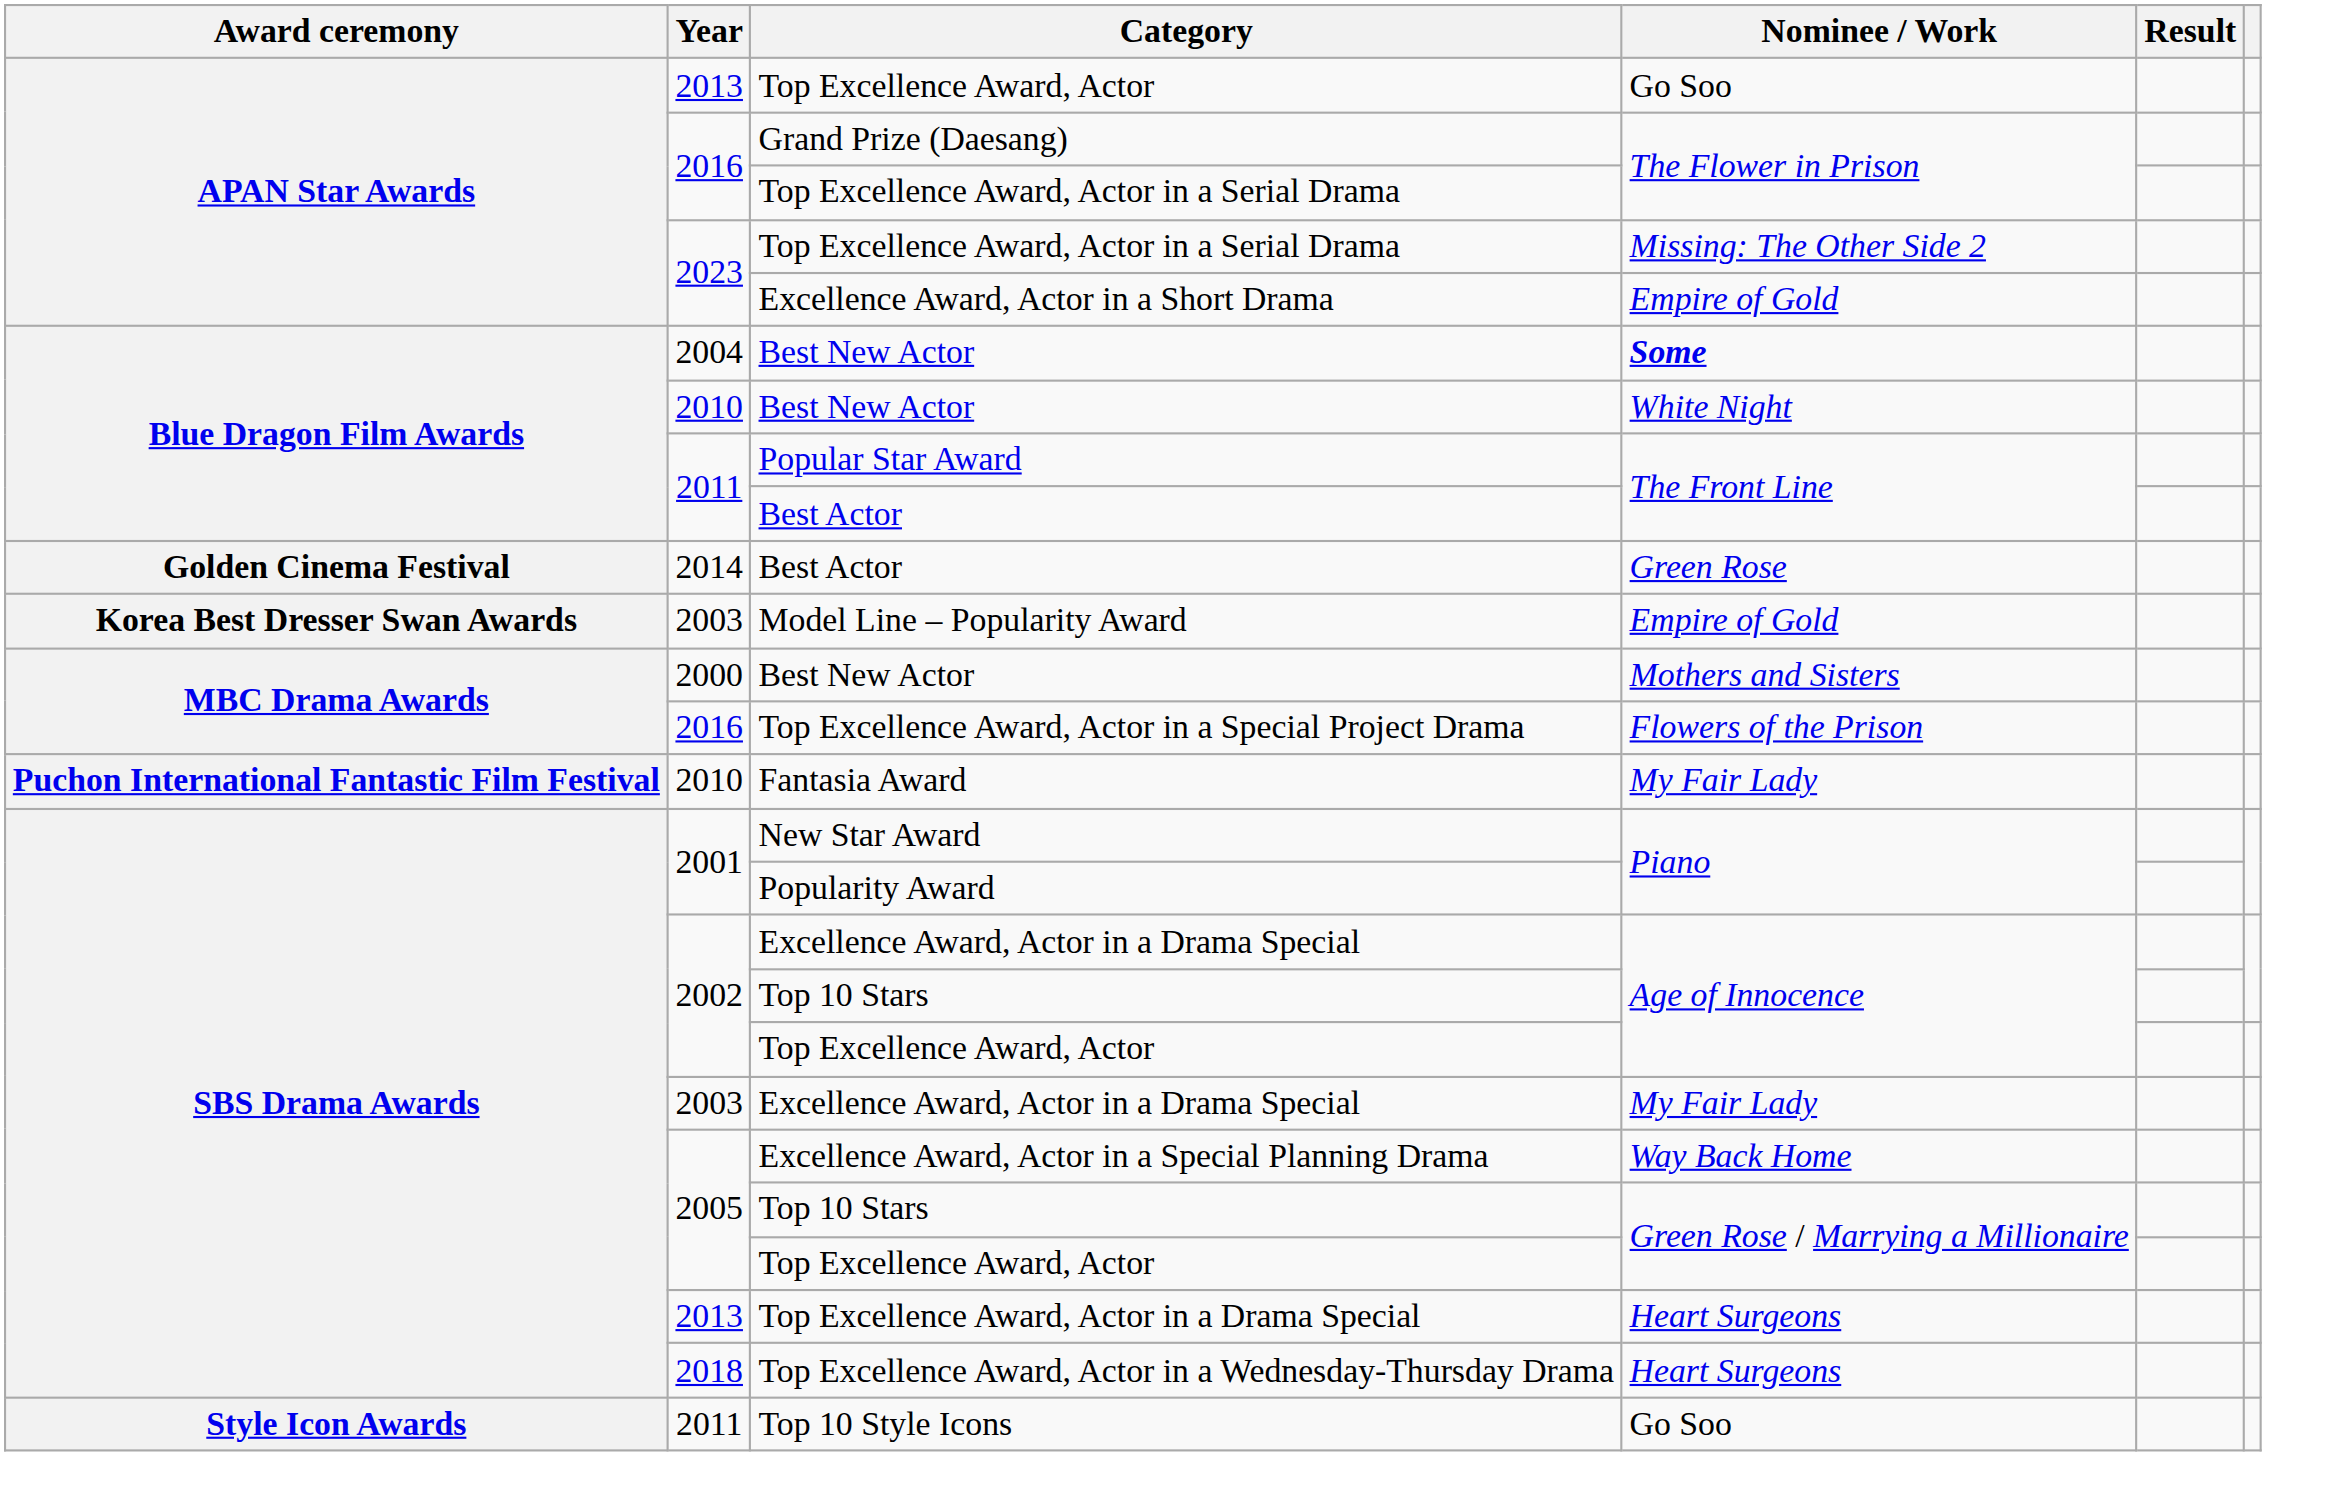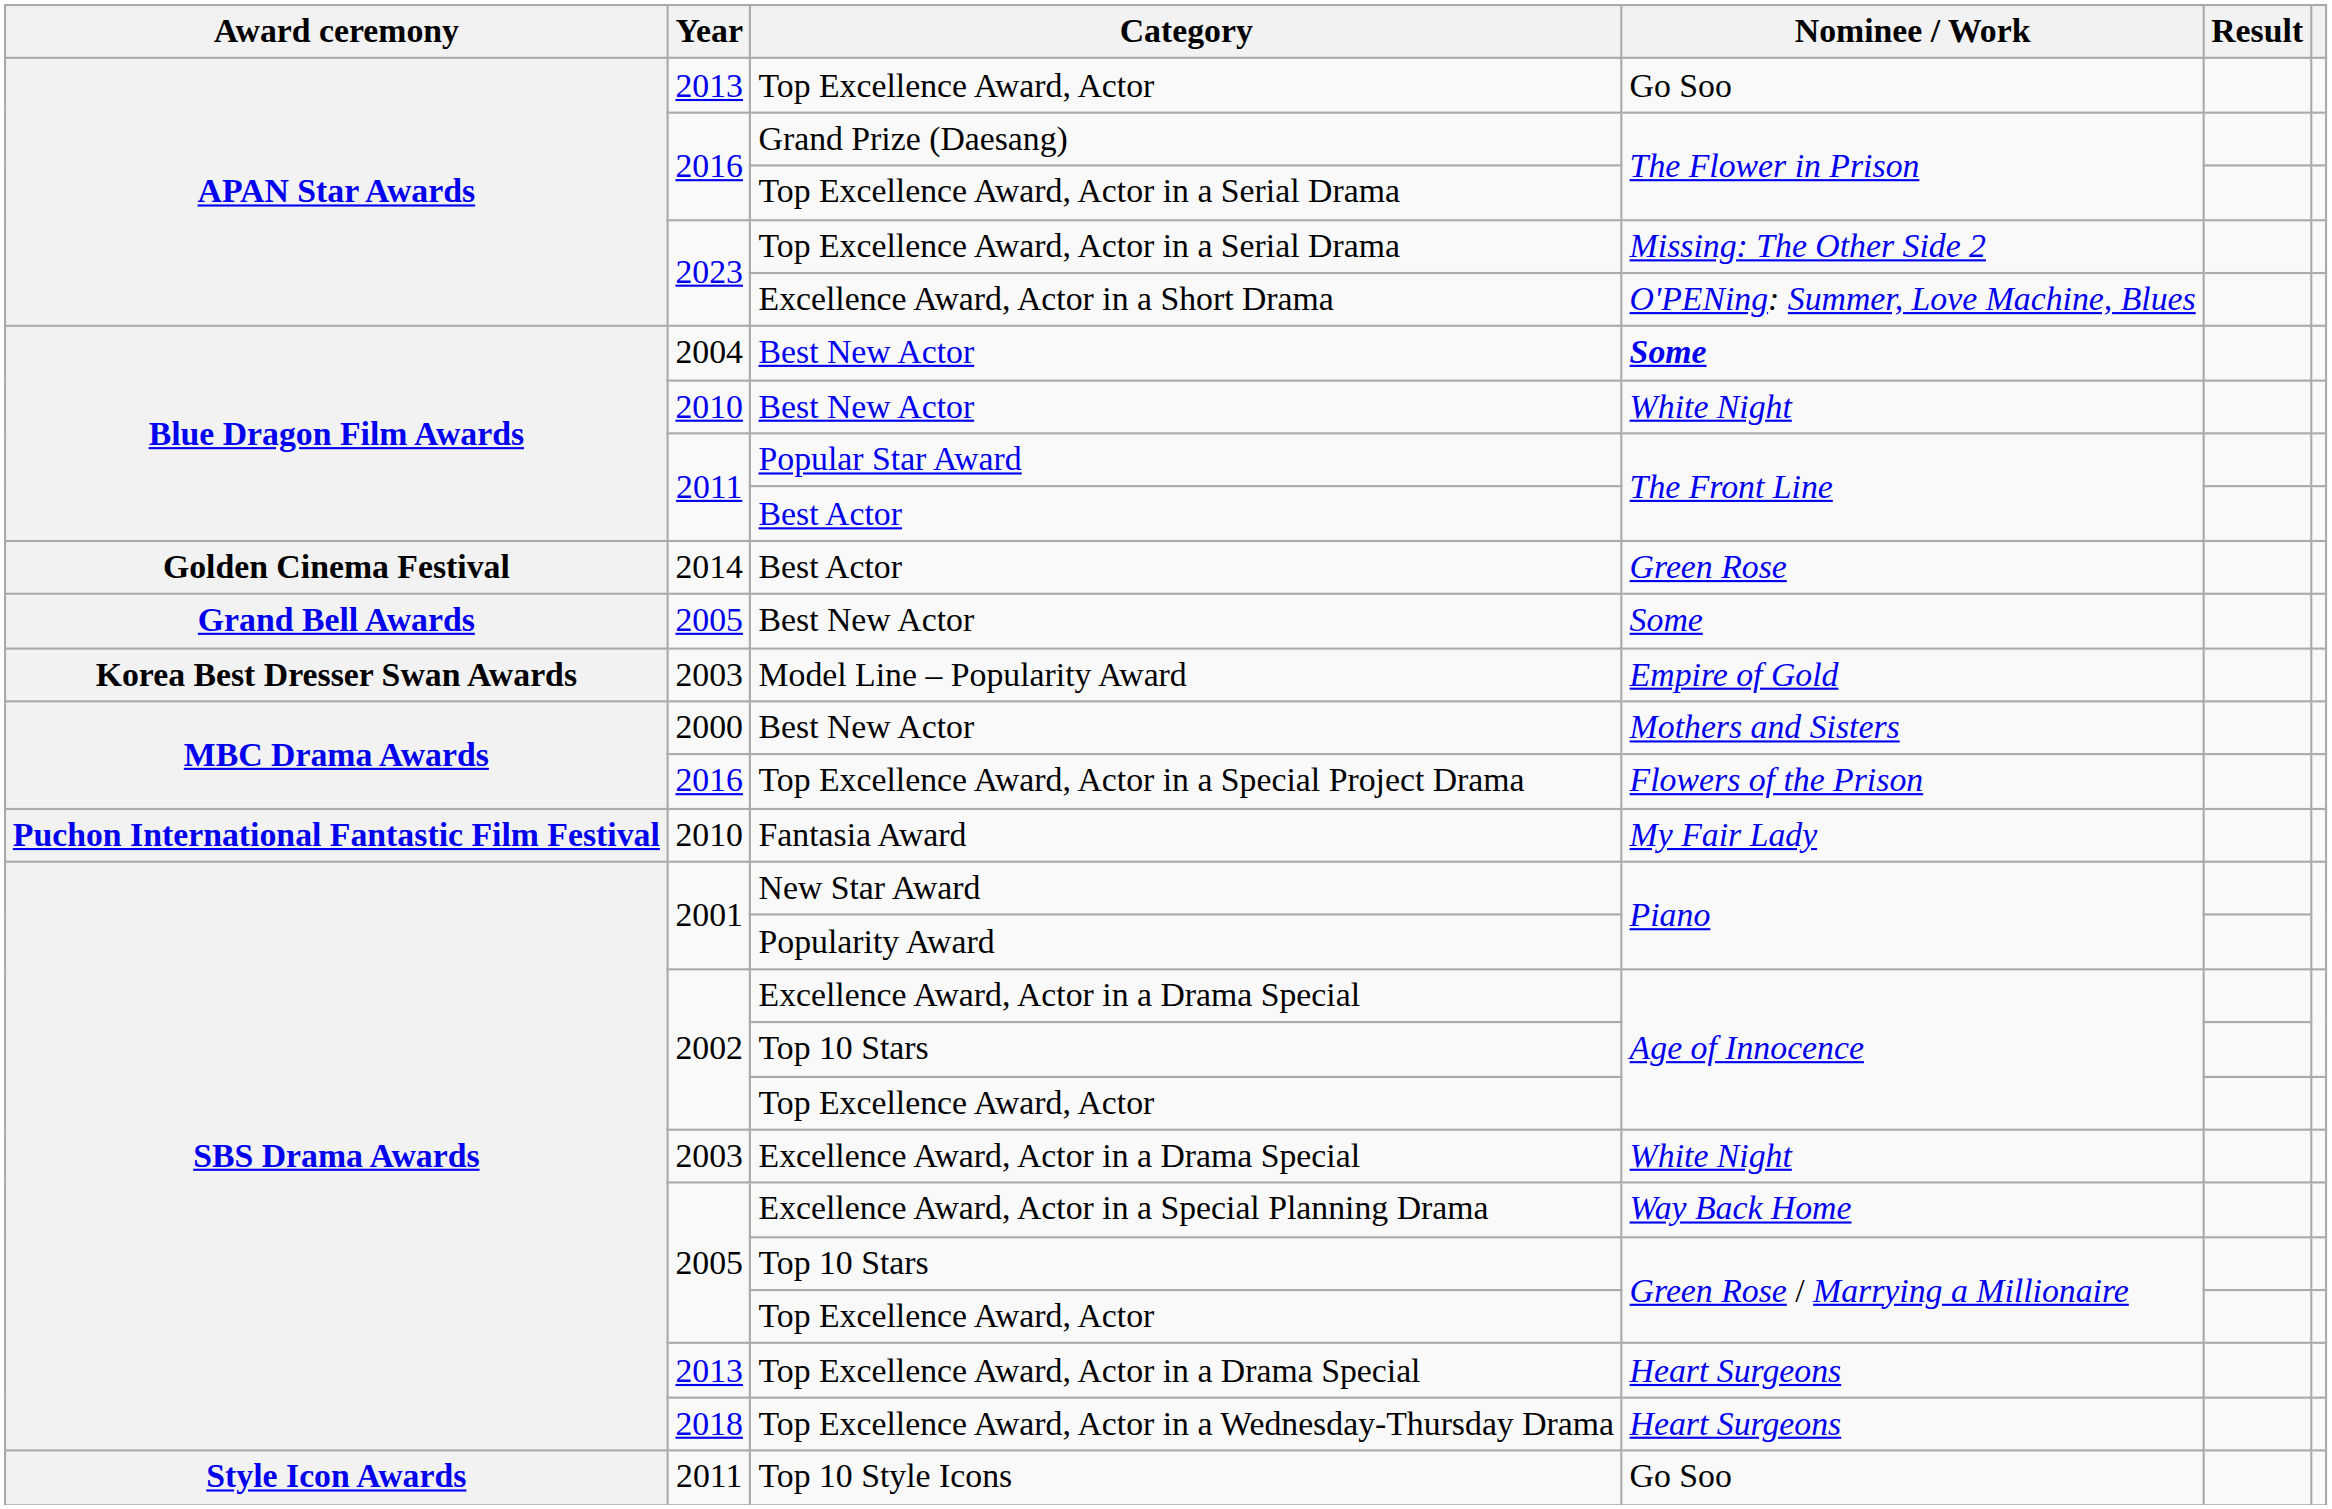(1734, 298) Empire of Gold -> (1913, 298) O'PENing: Summer, Love Machine, Blues
+ row: (709, 620)
(1723, 1102) My Fair Lady -> (1711, 1155) White Night
